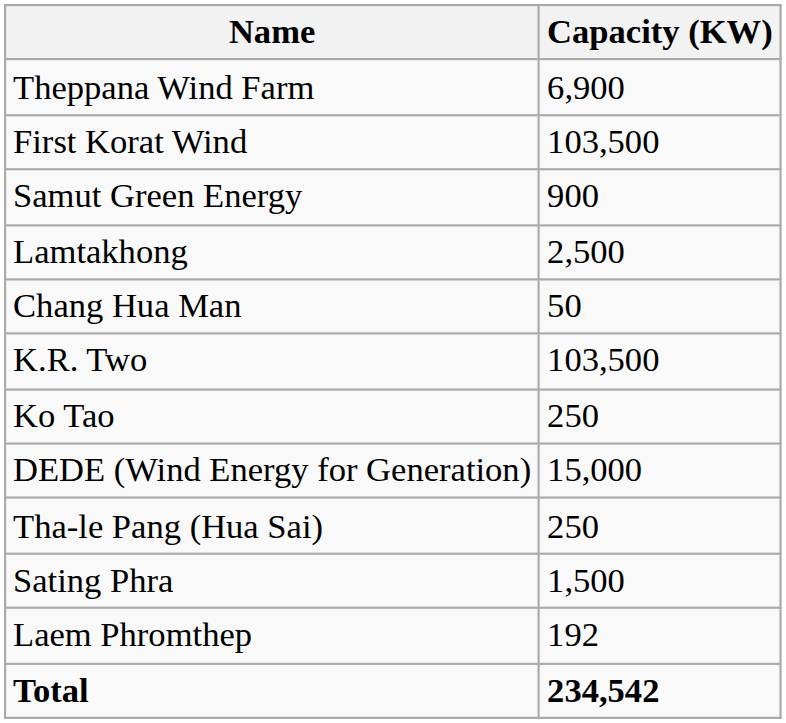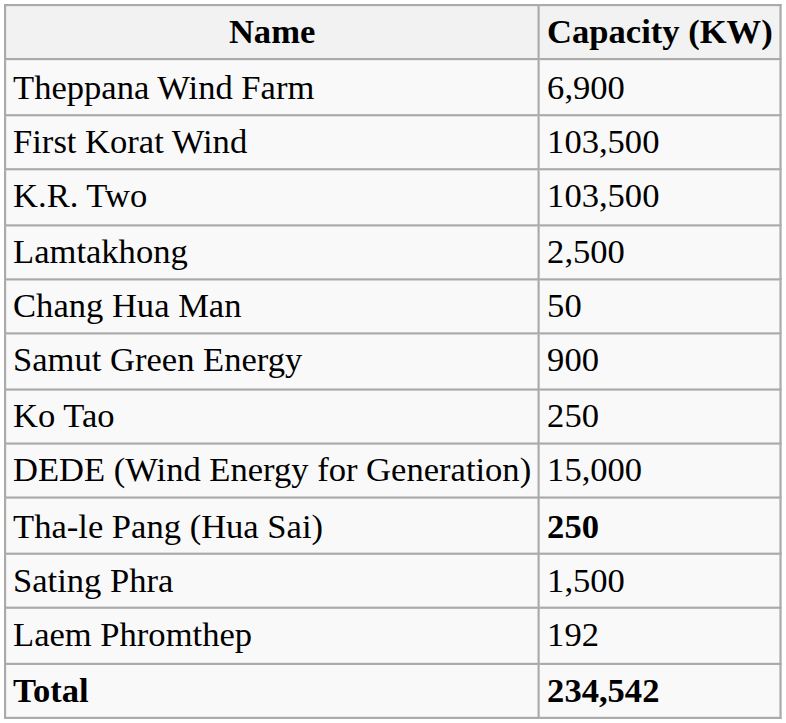rows swapped: (80, 360) <-> (158, 196)
(573, 525) normal -> (573, 525) bold
